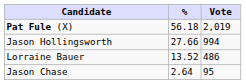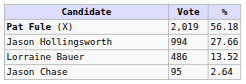columns swapped: (221, 12) <-> (185, 12)
